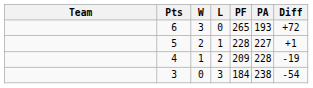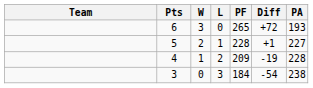columns swapped: (263, 12) <-> (291, 12)
